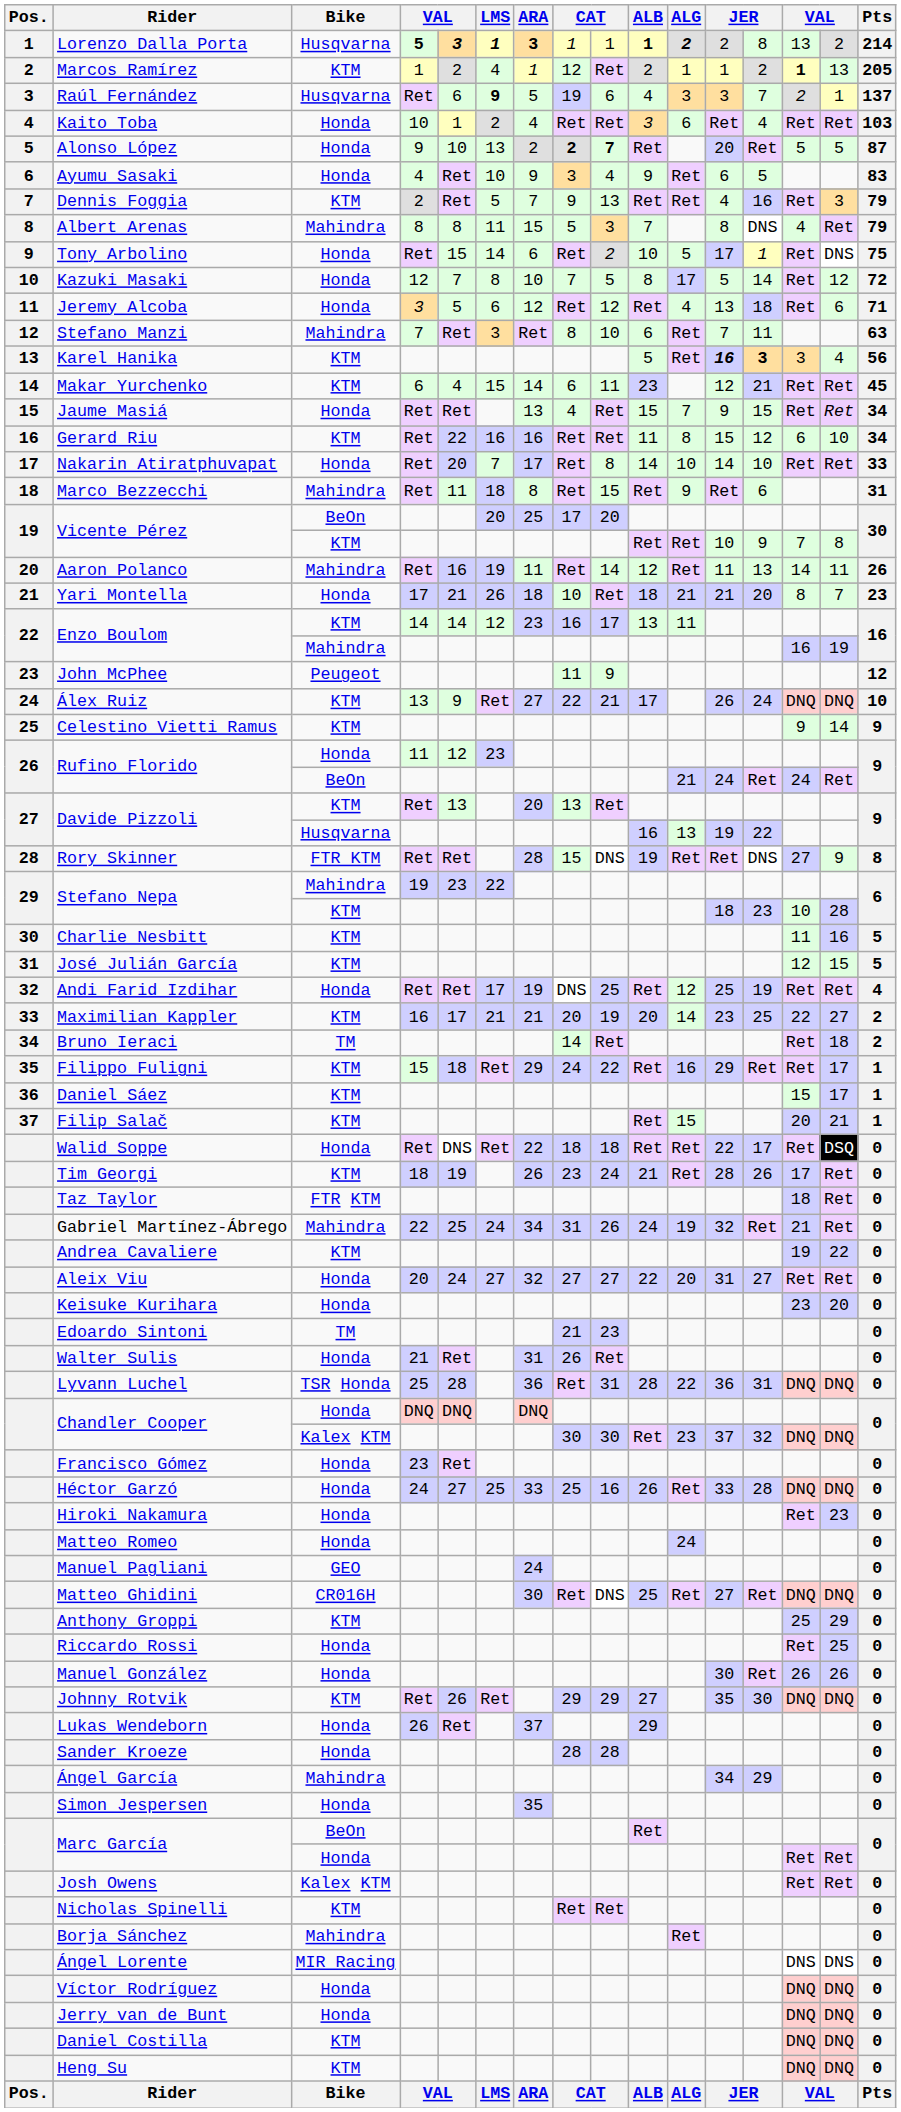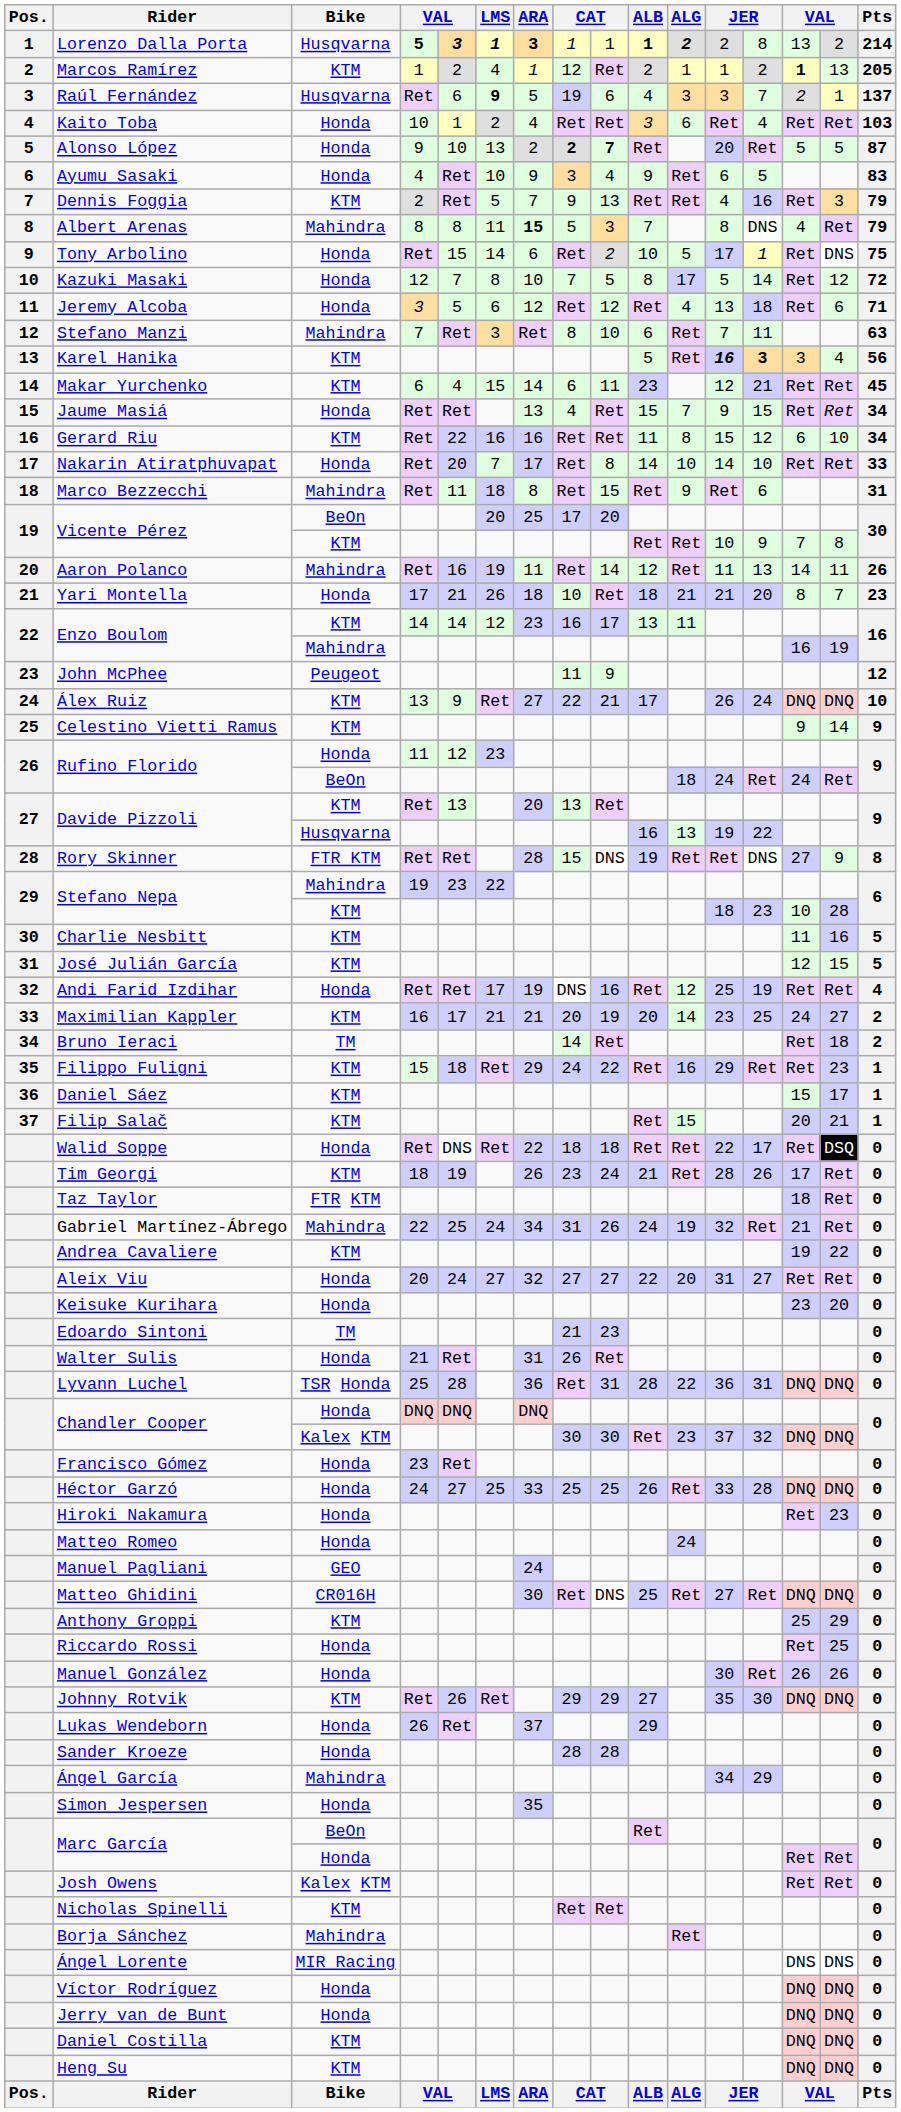(533, 228) normal -> (533, 228) bold
(686, 780) 21 -> (686, 780) 18
(610, 990) 25 -> (610, 990) 16
(801, 1017) 22 -> (801, 1017) 24
(839, 1069) 17 -> (839, 1069) 23
(610, 1490) 16 -> (610, 1490) 25
